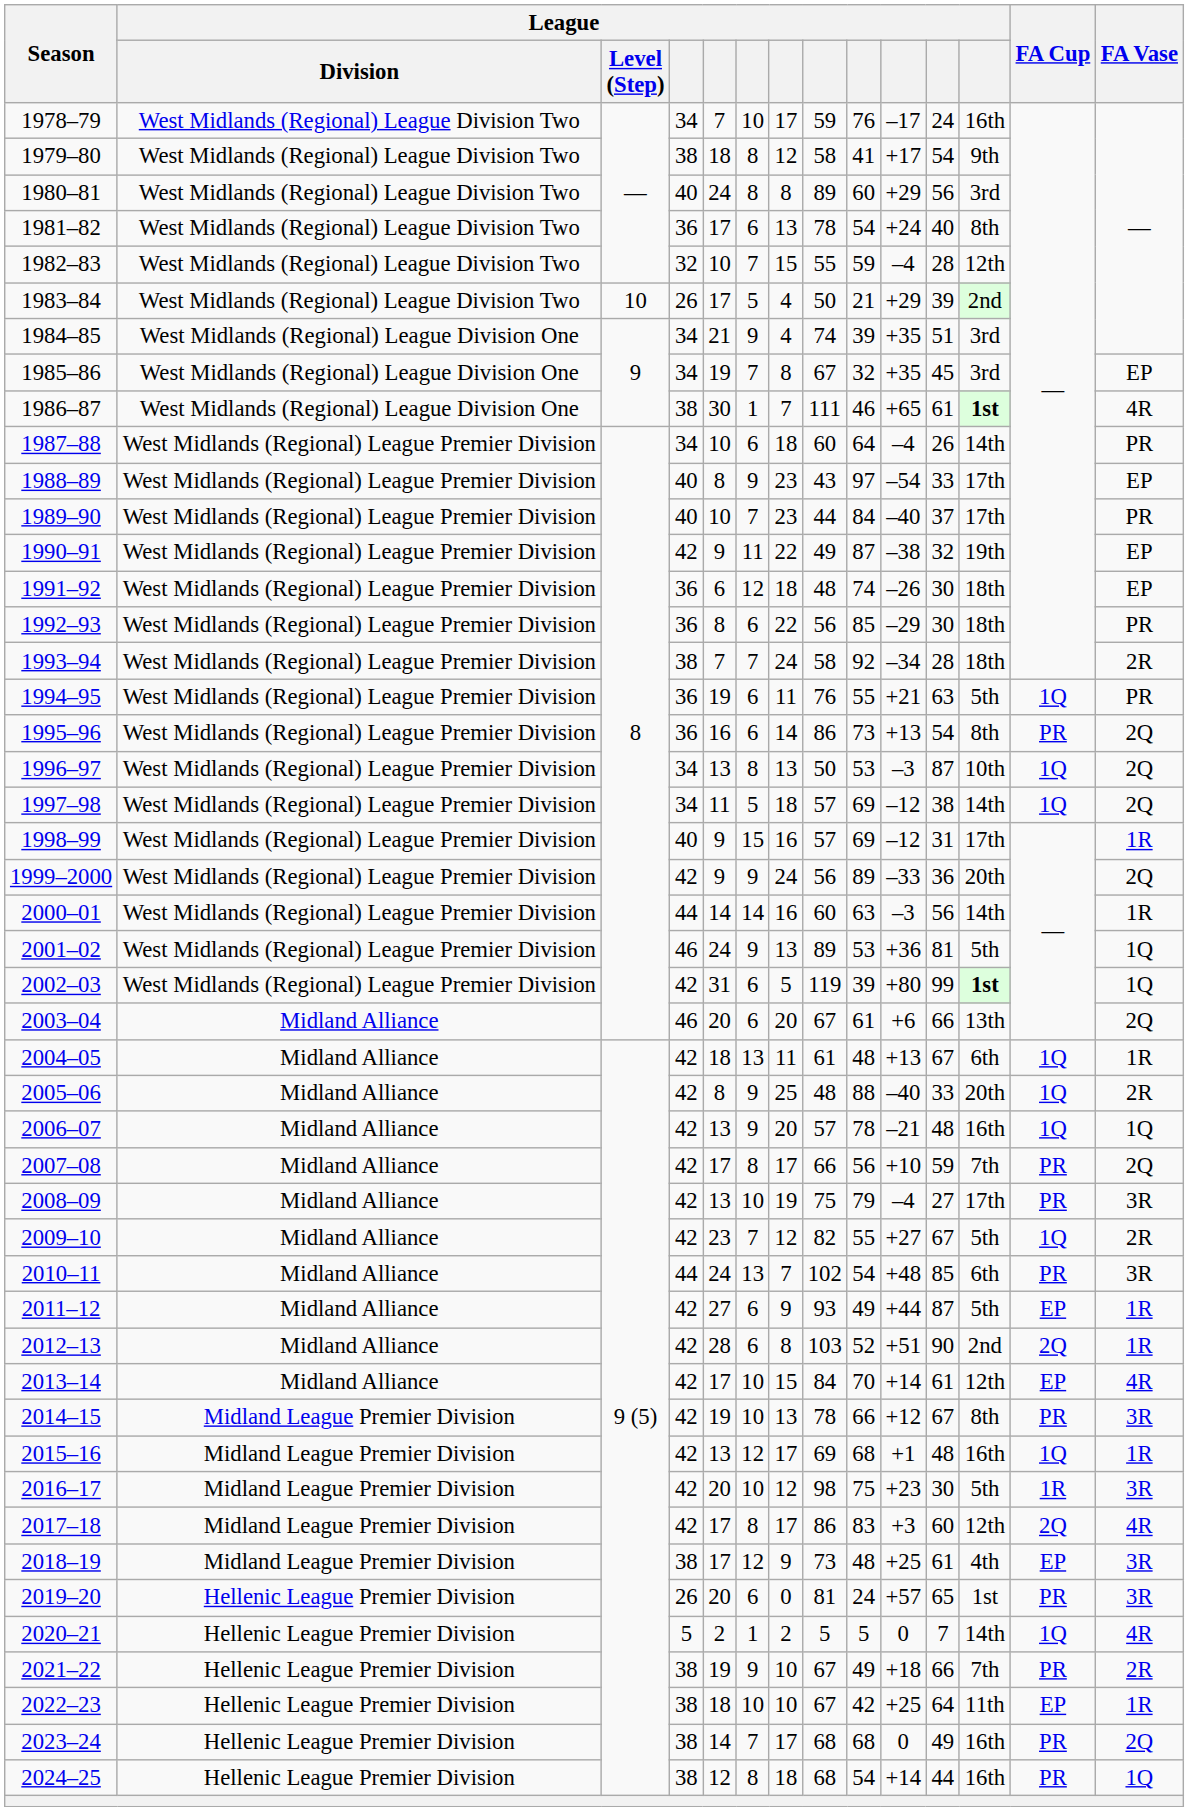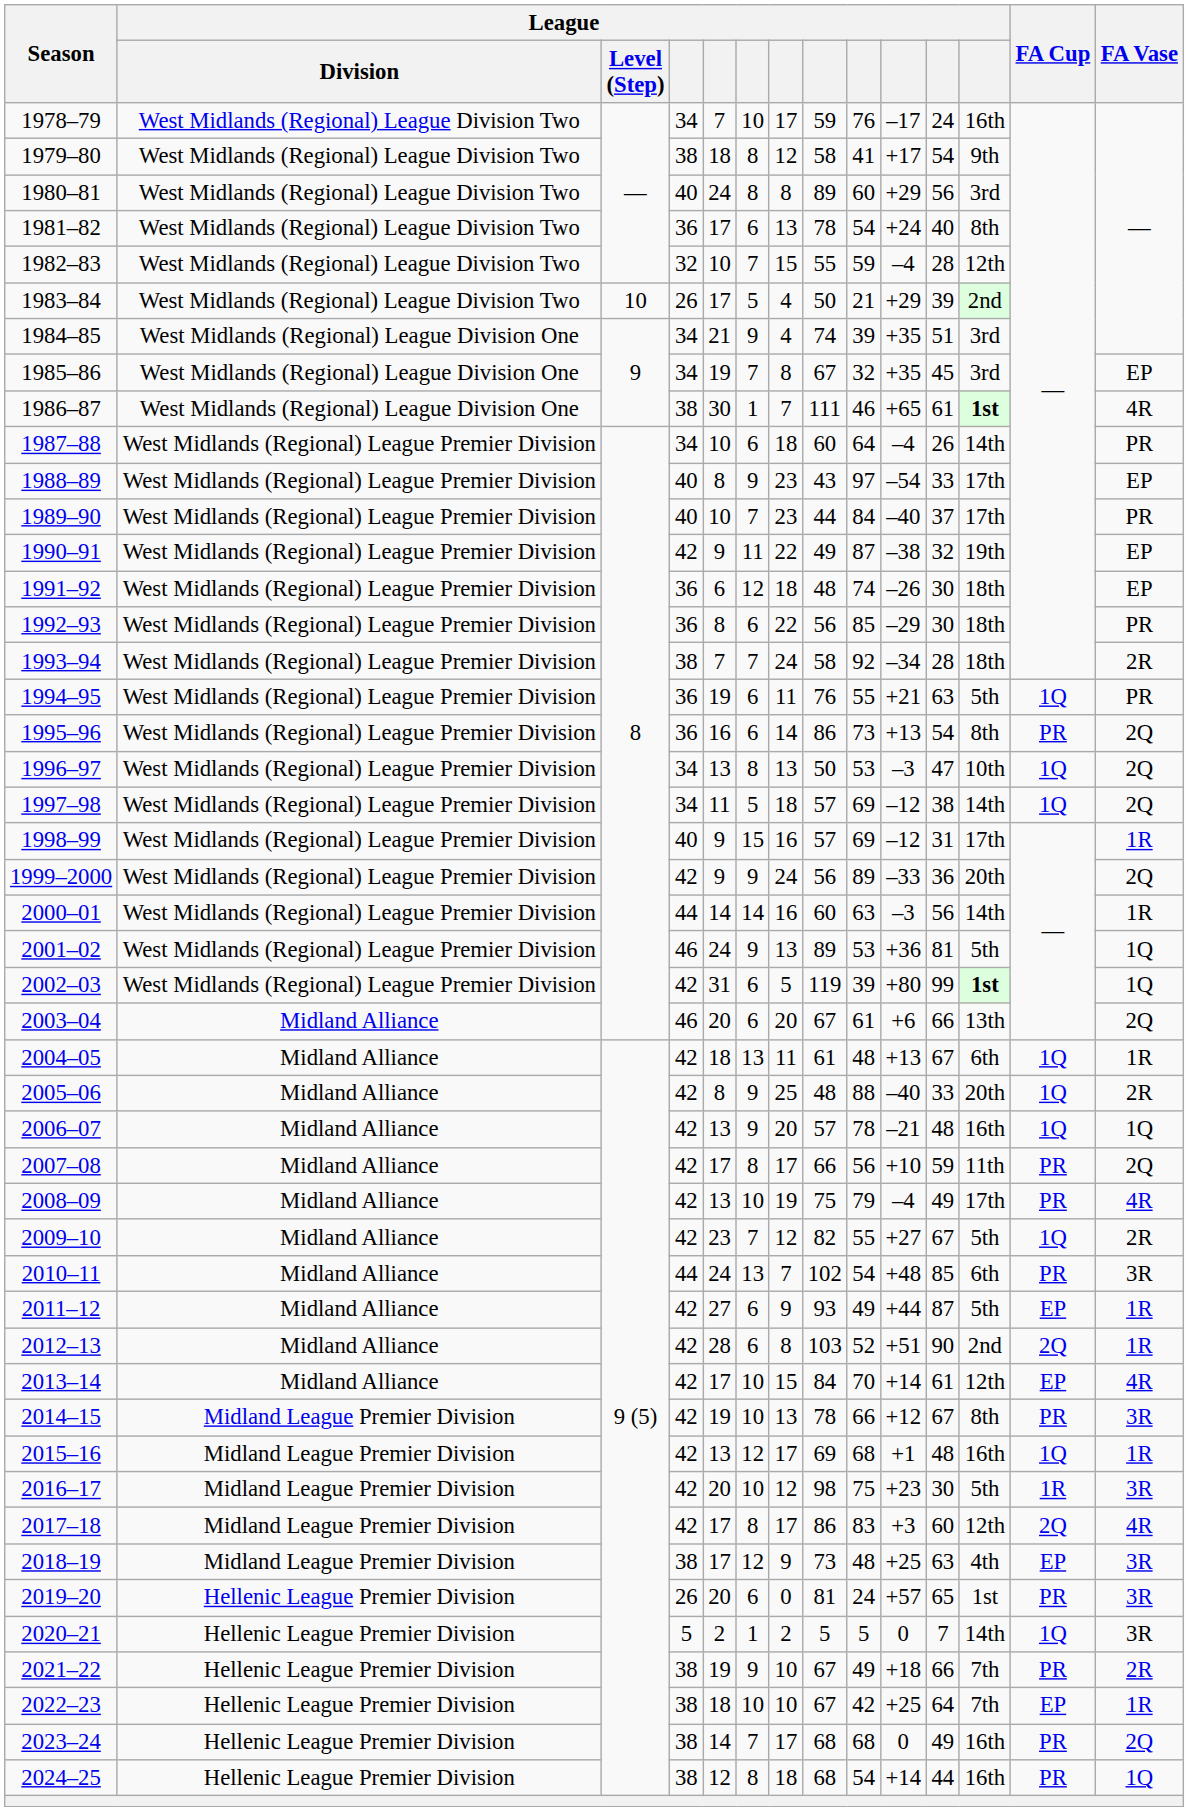(943, 768) 87 -> (943, 768) 47
(985, 1165) 7th -> (985, 1165) 11th
(943, 1201) 27 -> (943, 1201) 49
(1139, 1201) 3R -> (1139, 1201) 4R
(943, 1561) 61 -> (943, 1561) 63
(1139, 1633) 4R -> (1139, 1633) 3R
(985, 1705) 11th -> (985, 1705) 7th
